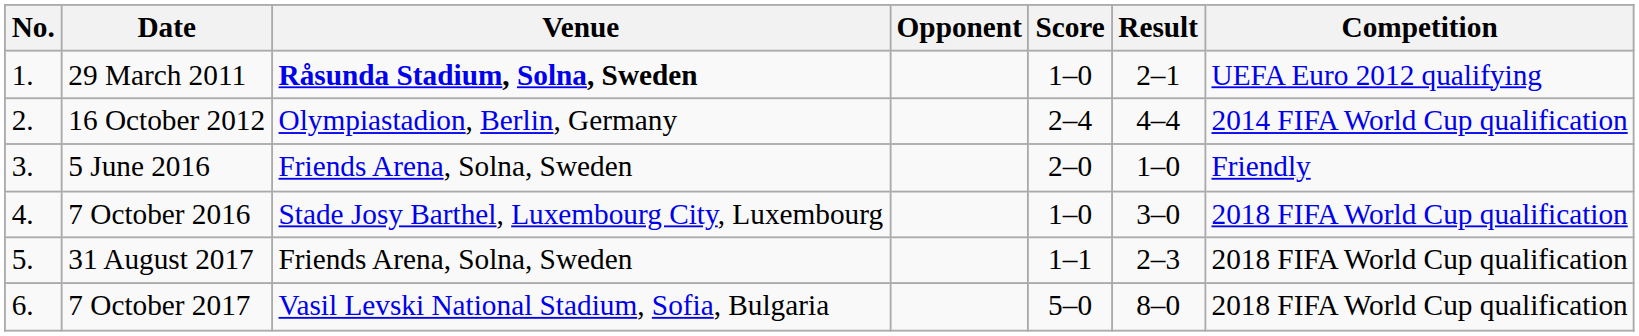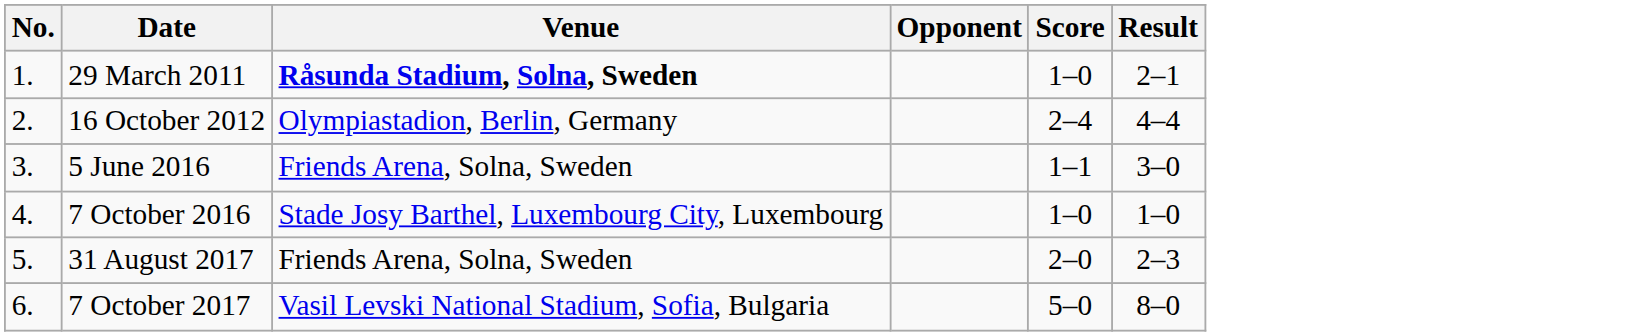- column: (1420, 27)
(1070, 167) 2–0 -> (1070, 167) 1–1
(1158, 167) 1–0 -> (1158, 167) 3–0
(1158, 213) 3–0 -> (1158, 213) 1–0
(1070, 259) 1–1 -> (1070, 259) 2–0
